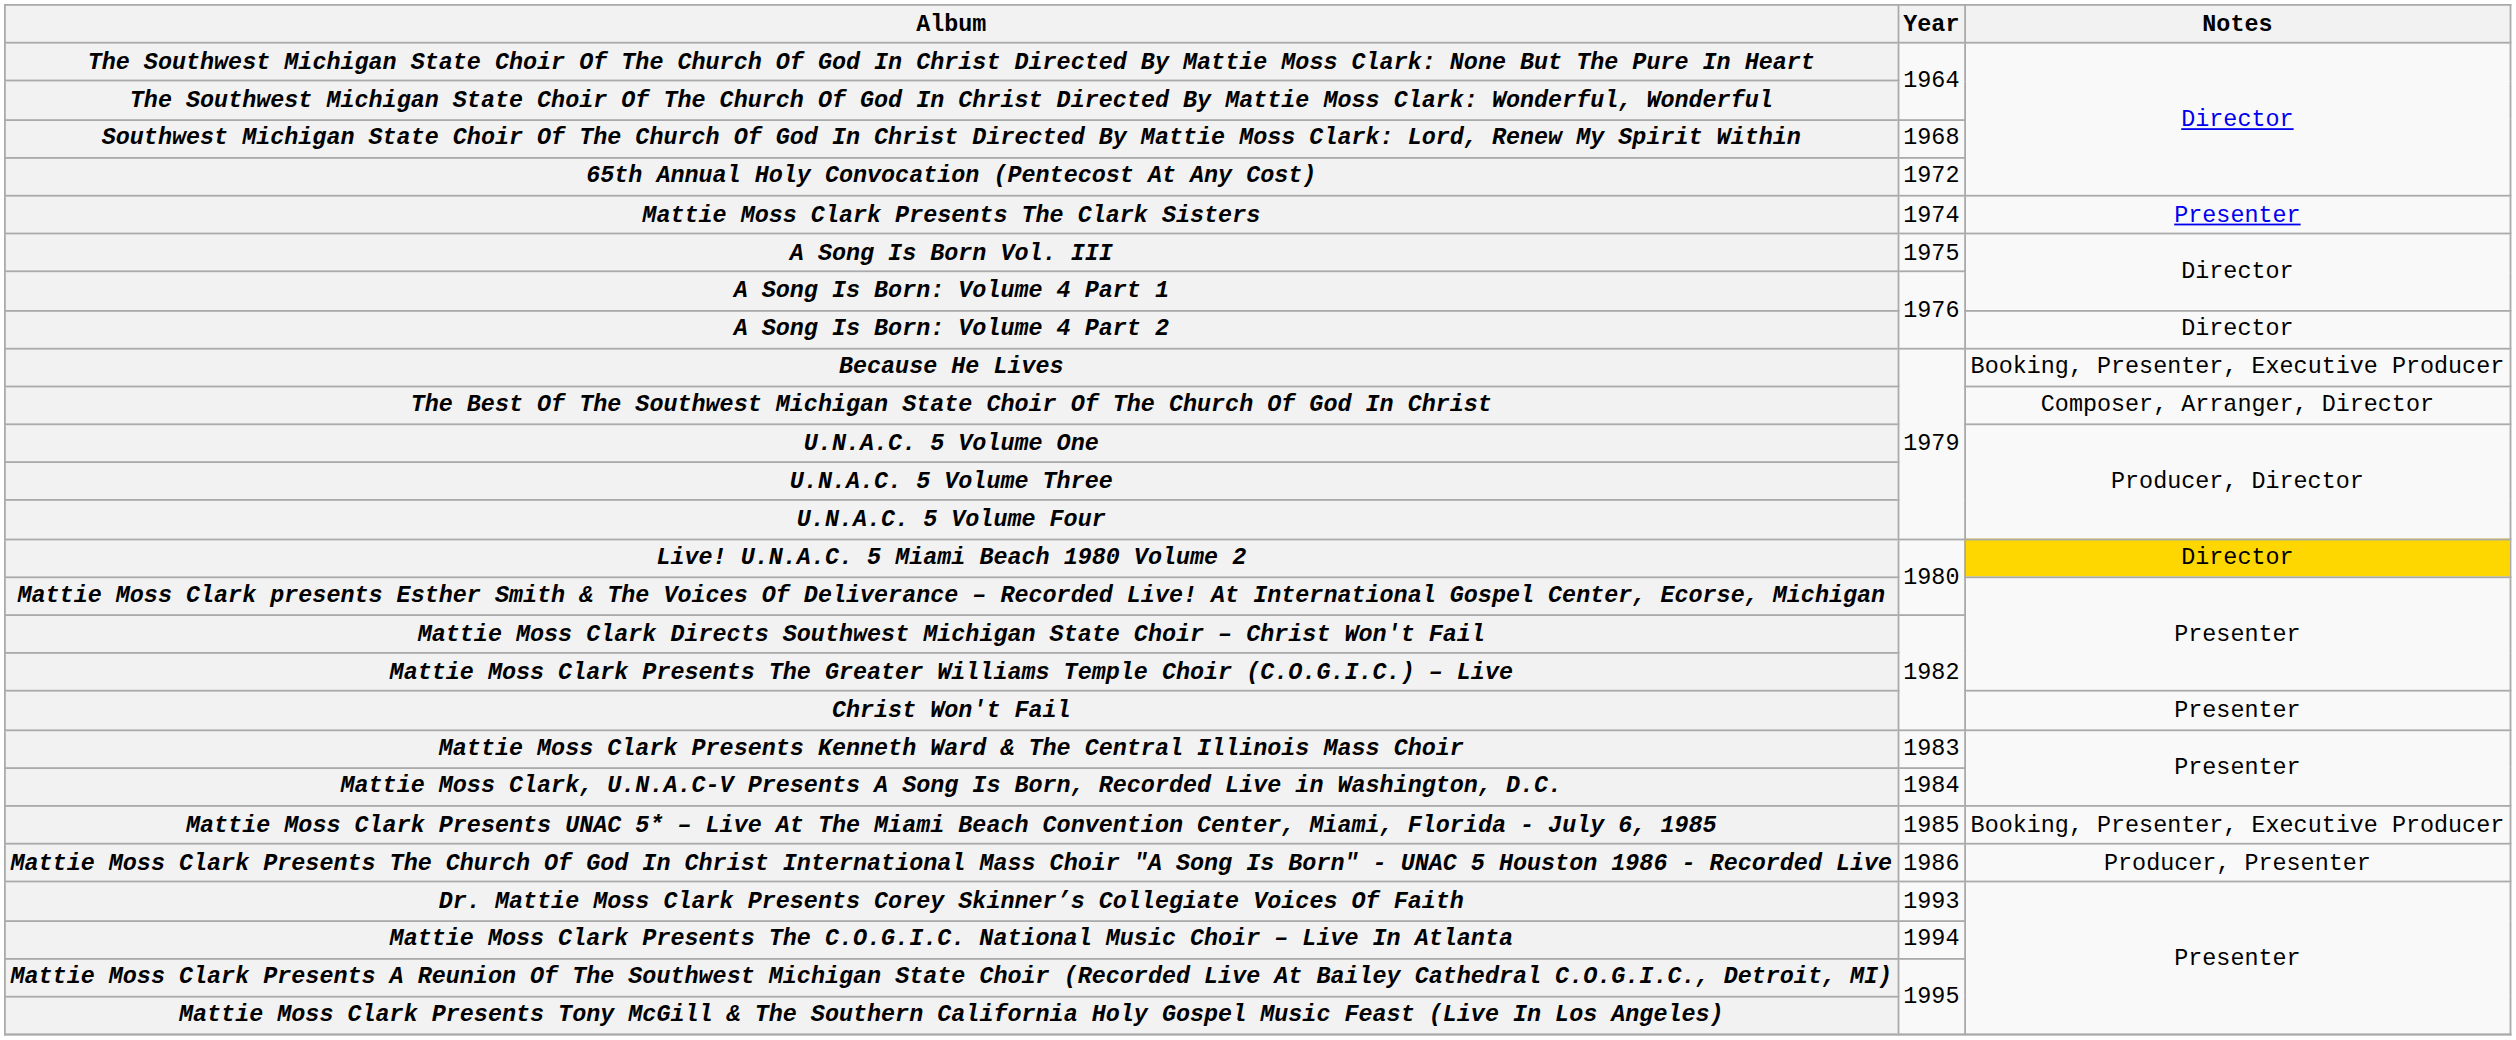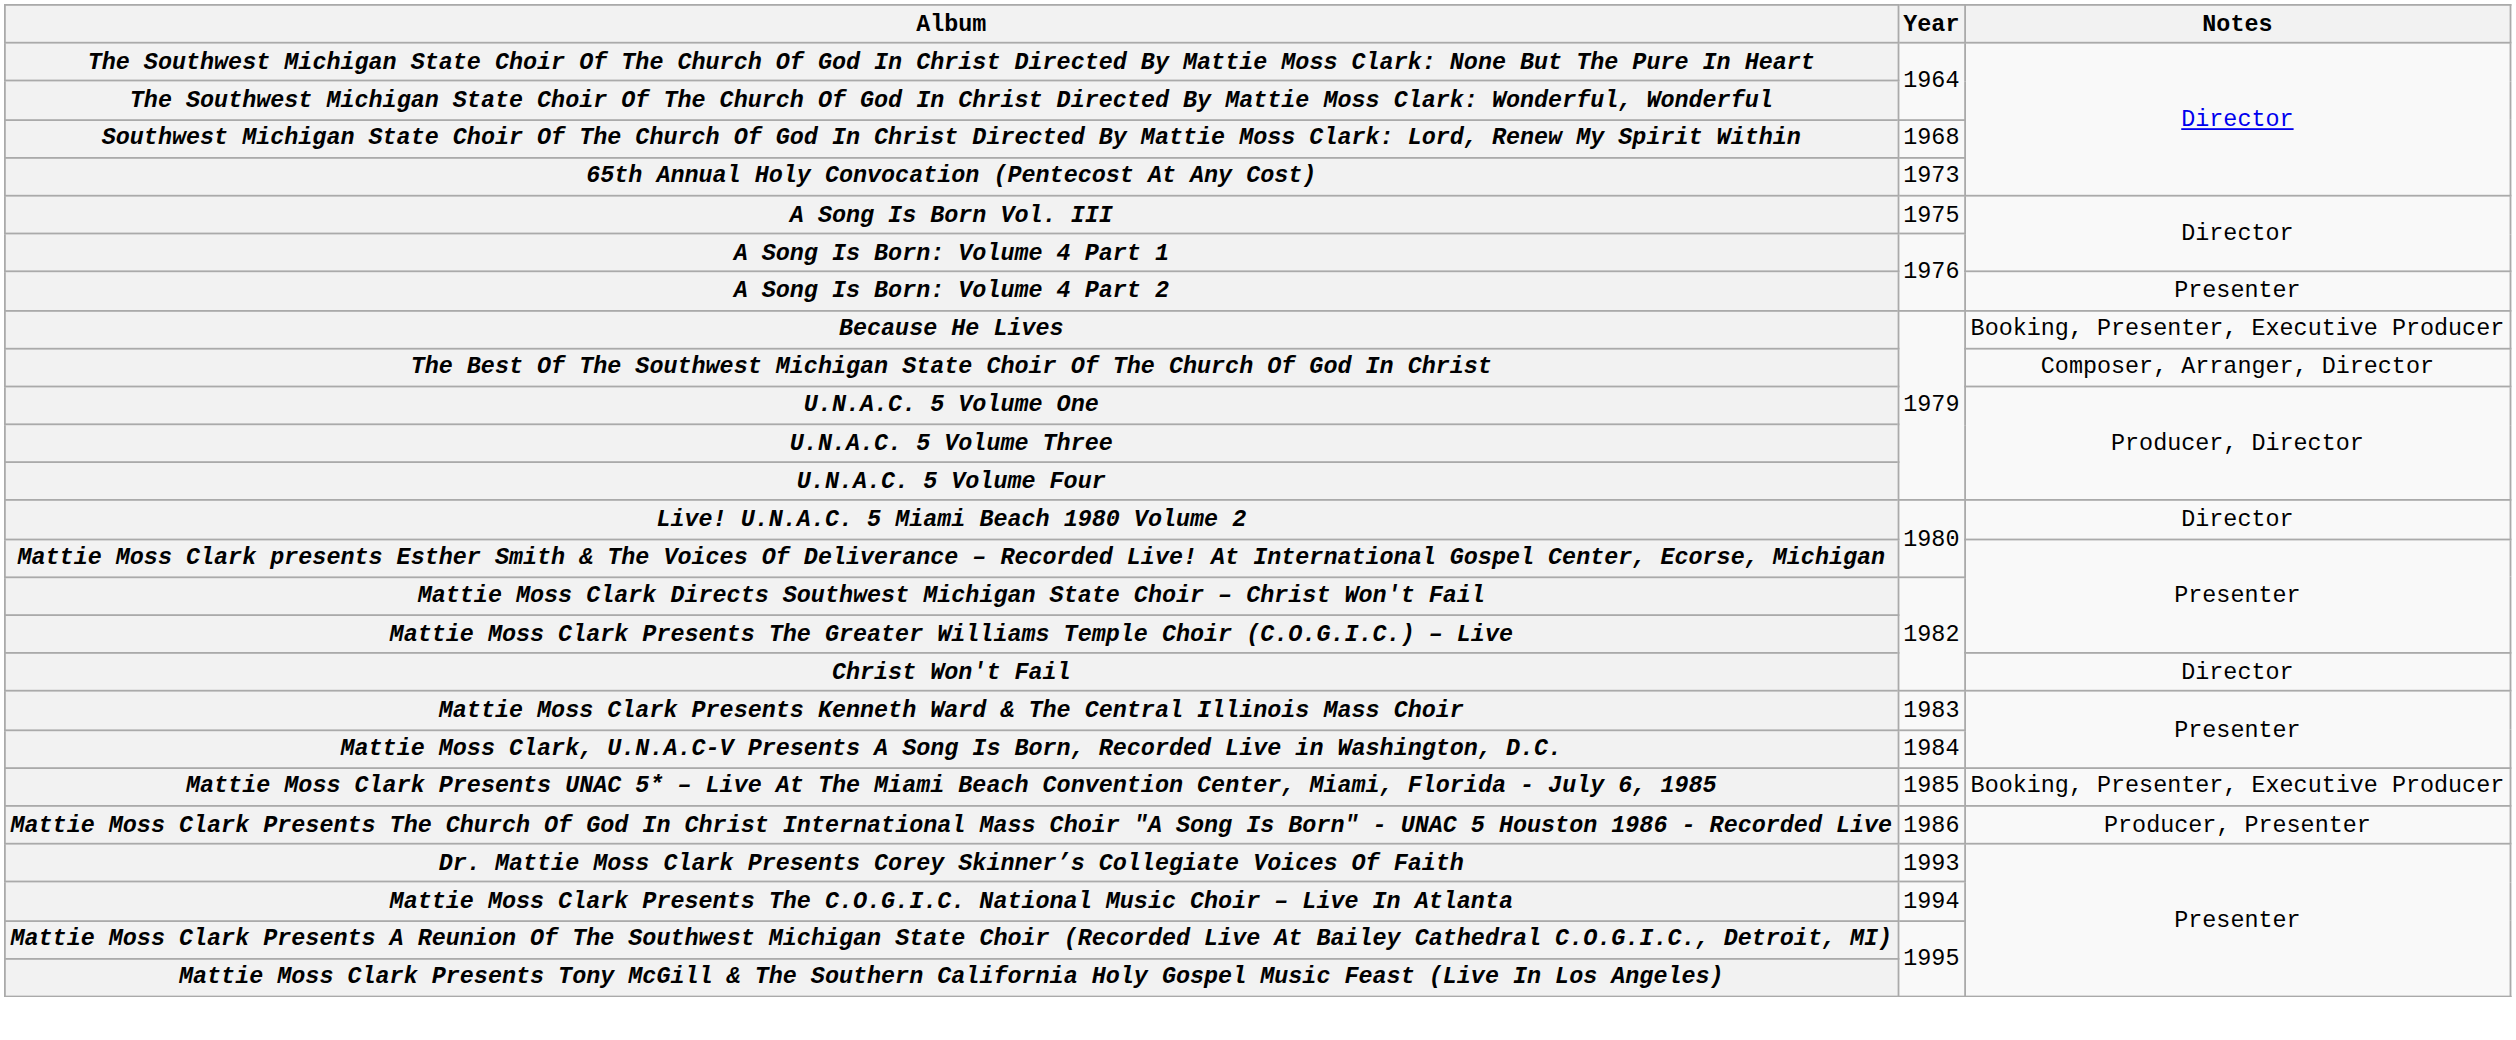(1931, 177) 1972 -> (1931, 177) 1973
- row: (951, 215)
(2237, 329) Director -> (2237, 291) Presenter
(2237, 558) gold background -> (2237, 520) no background
(2237, 710) Presenter -> (2237, 672) Director
